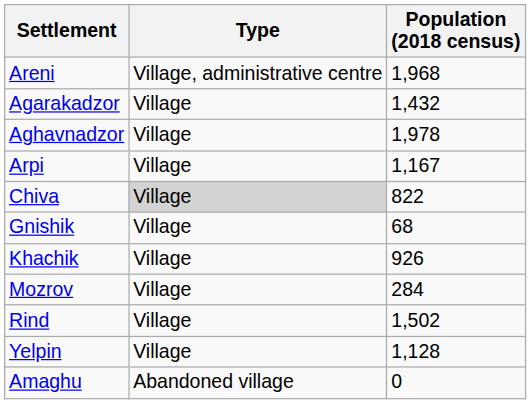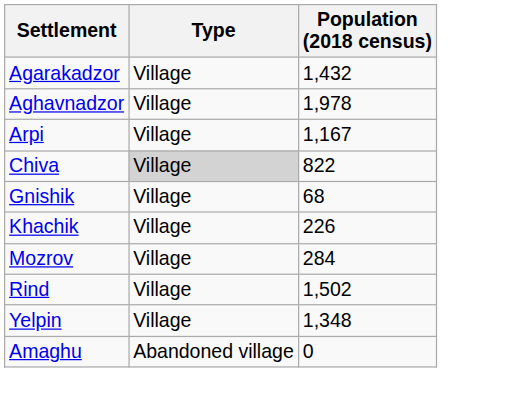- row: (32, 72)
(408, 258) 926 -> (319, 227) 226
(416, 351) 1,128 -> (327, 320) 1,348
